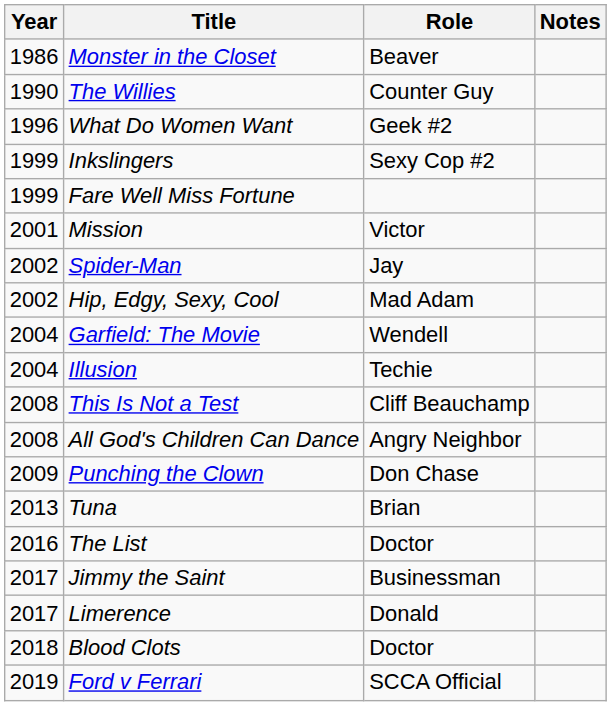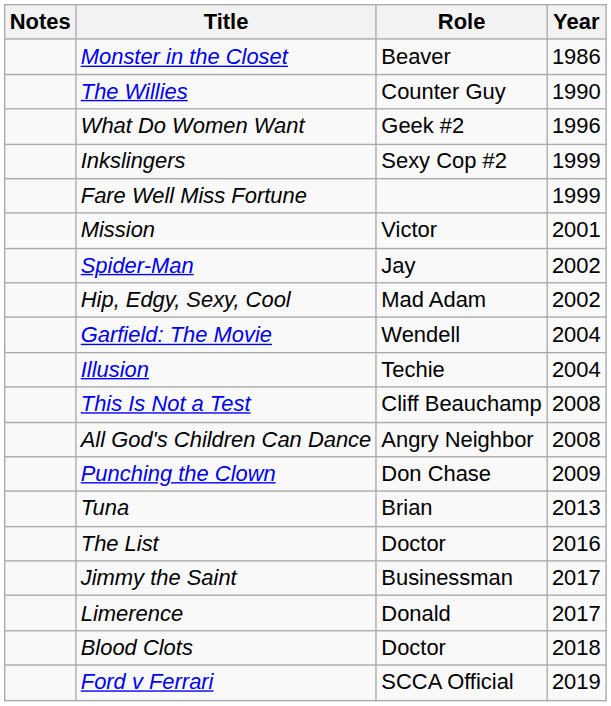columns swapped: (34, 21) <-> (570, 21)
